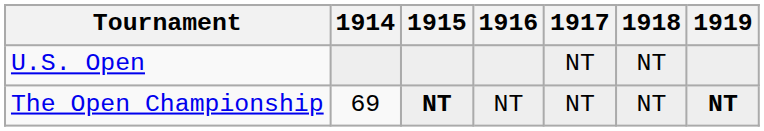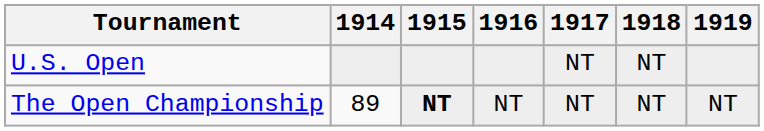(365, 106) 69 -> (365, 106) 89
(723, 106) bold -> (723, 106) normal
